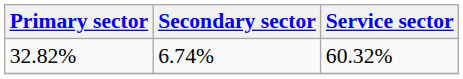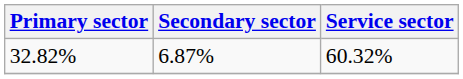(186, 55) 6.74% -> (186, 55) 6.87%
